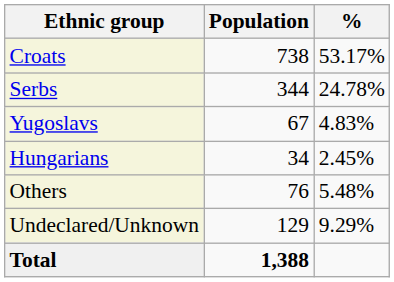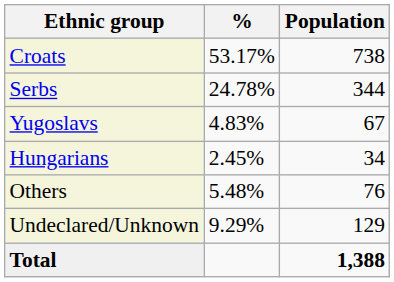columns swapped: (259, 21) <-> (352, 21)
